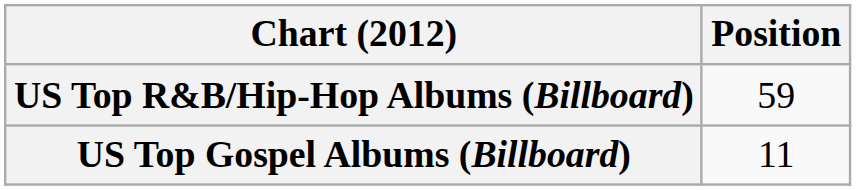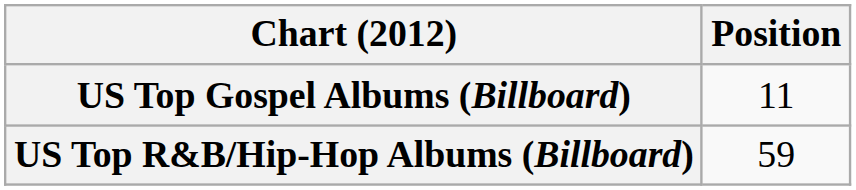rows swapped: (354, 154) <-> (354, 94)
